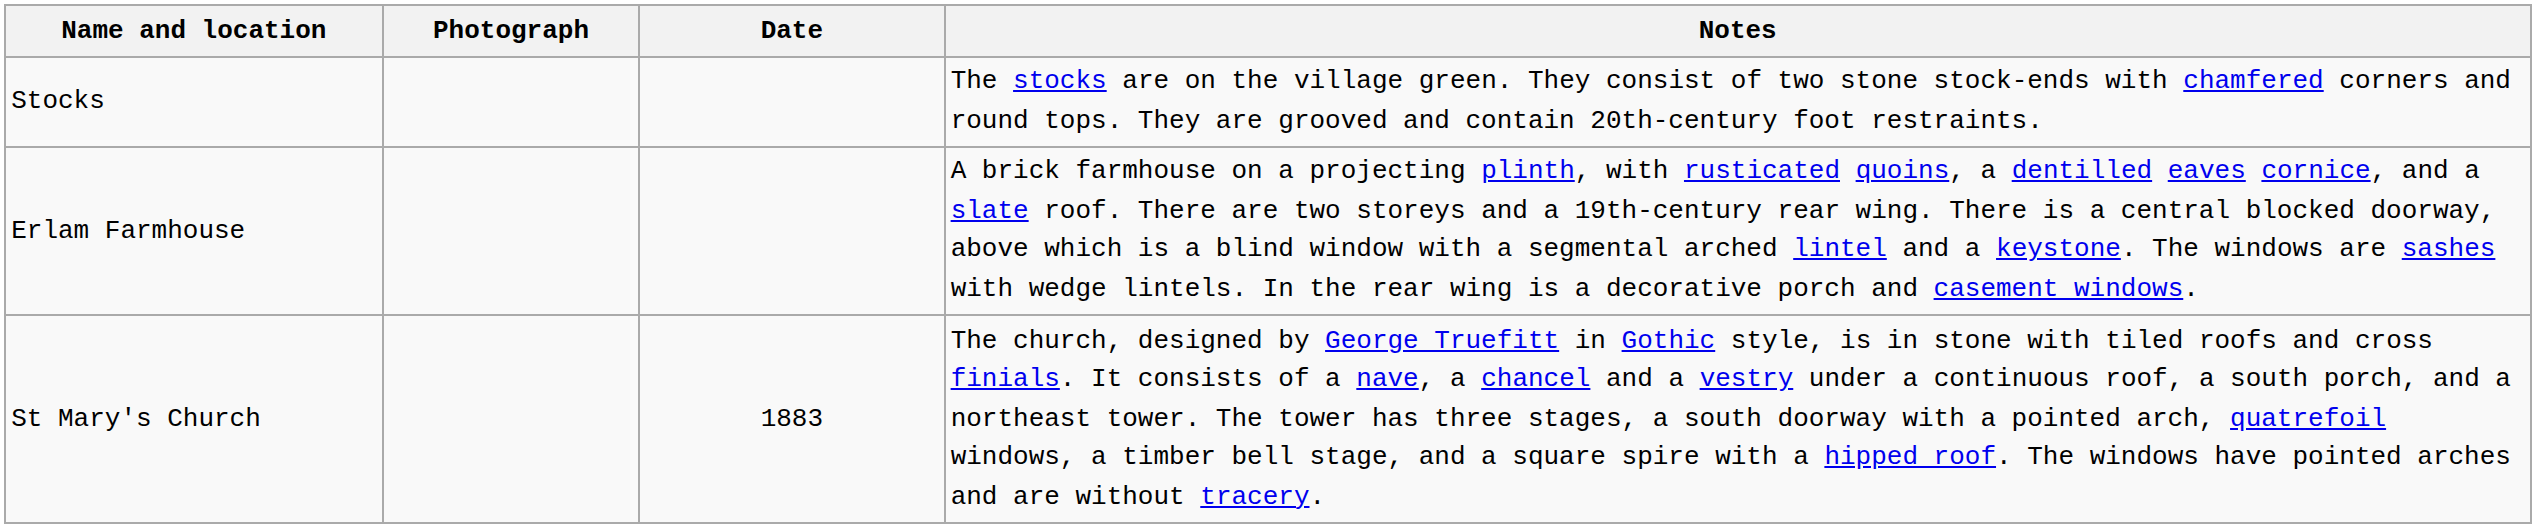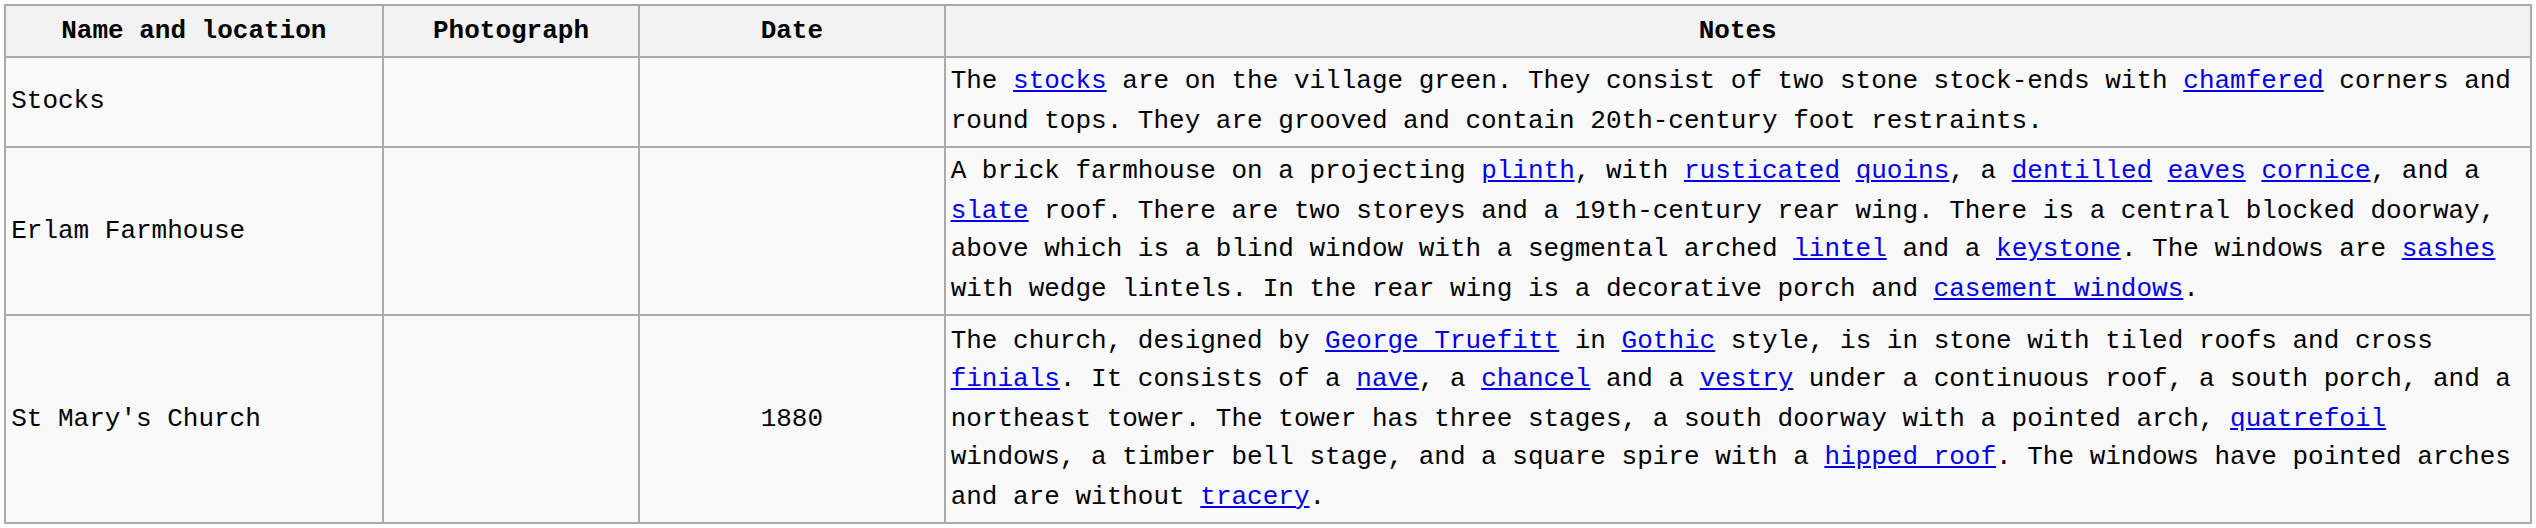(792, 418) 1883 -> (792, 418) 1880
